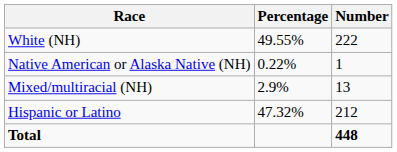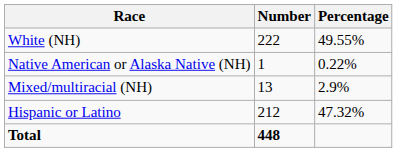columns swapped: (362, 16) <-> (293, 16)
